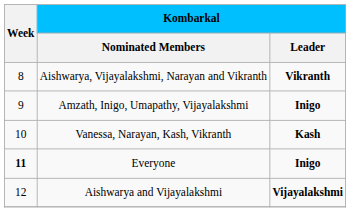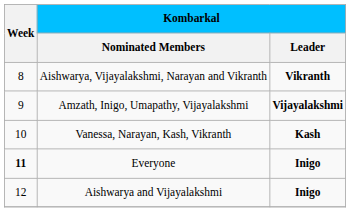(308, 105) Inigo -> (308, 105) Vijayalakshmi
(308, 192) Vijayalakshmi -> (308, 192) Inigo
